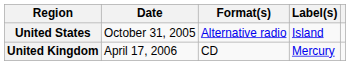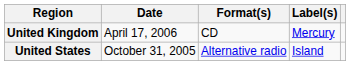rows swapped: (53, 32) <-> (53, 51)
